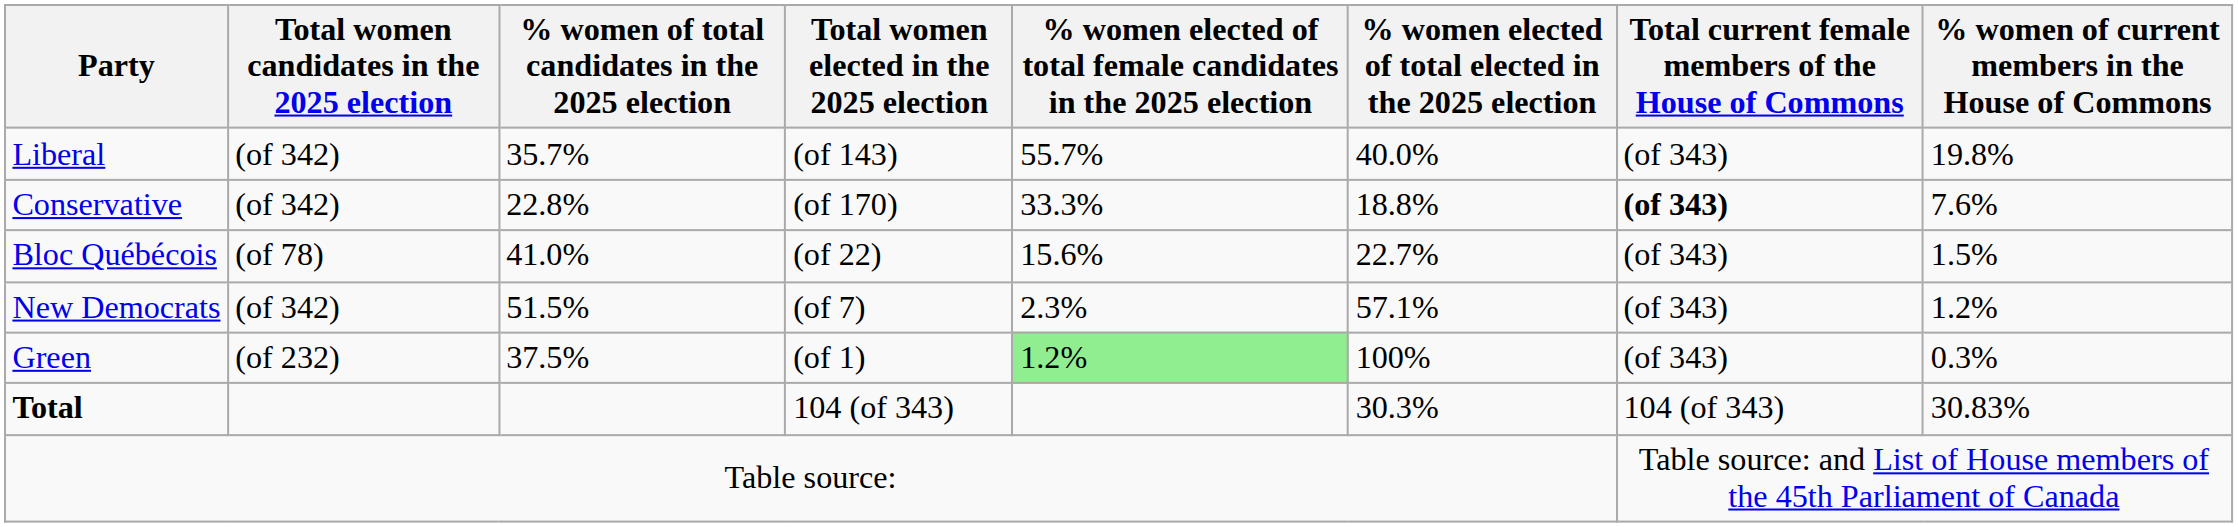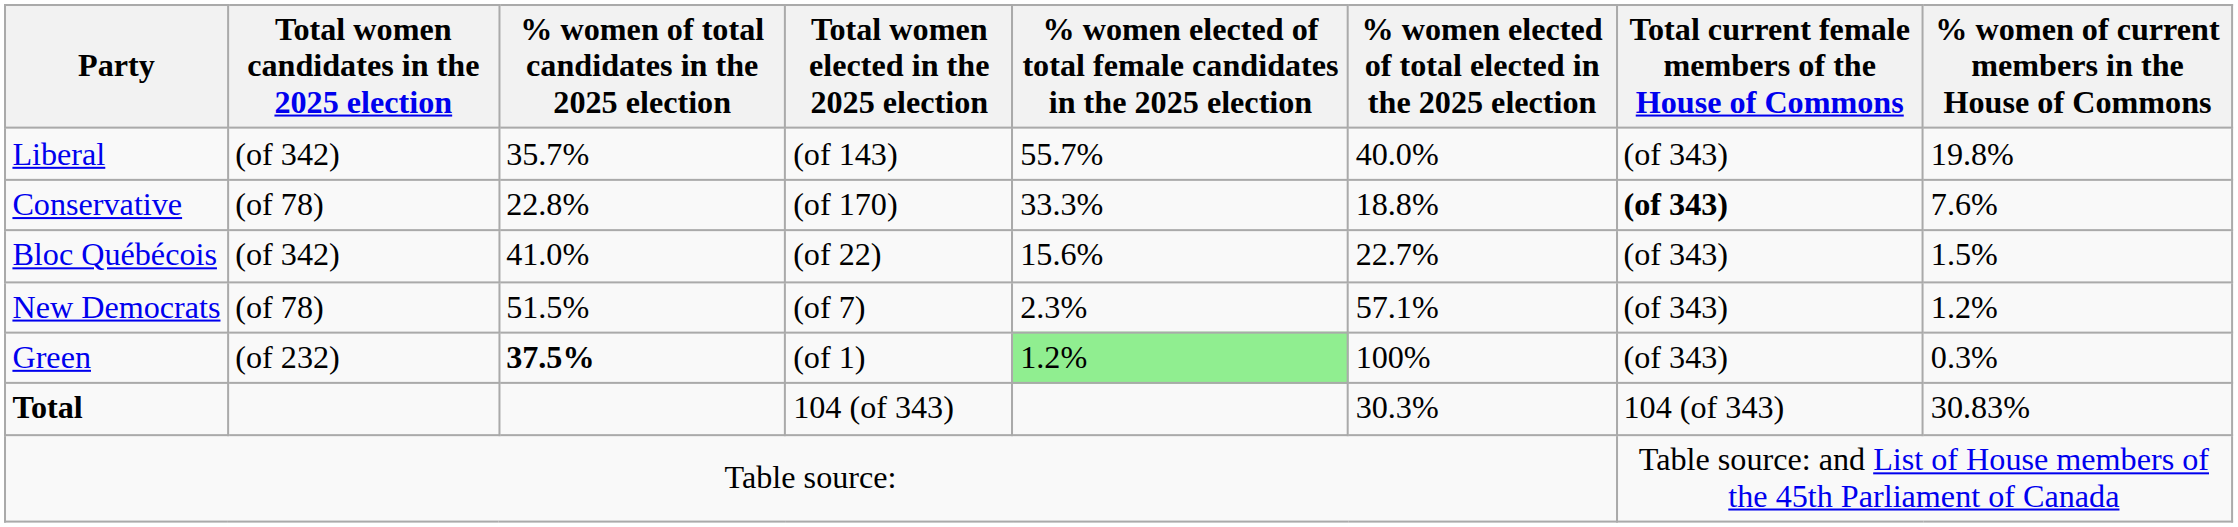(288, 204) (of 342) -> (280, 204) (of 78)
(280, 255) (of 78) -> (288, 255) (of 342)
(288, 306) (of 342) -> (280, 306) (of 78)
(548, 357) normal -> (550, 357) bold
